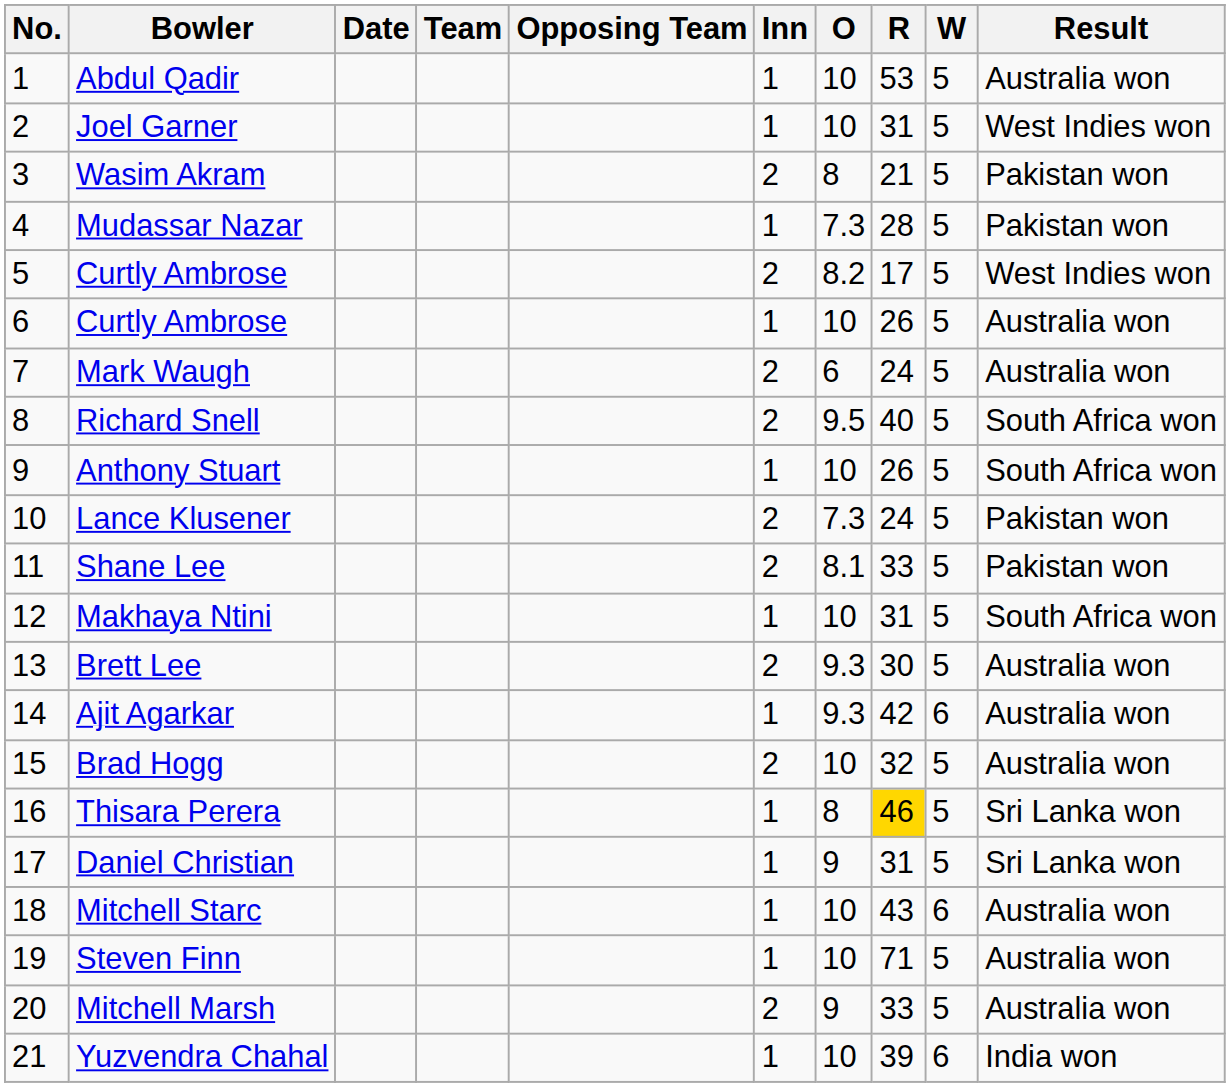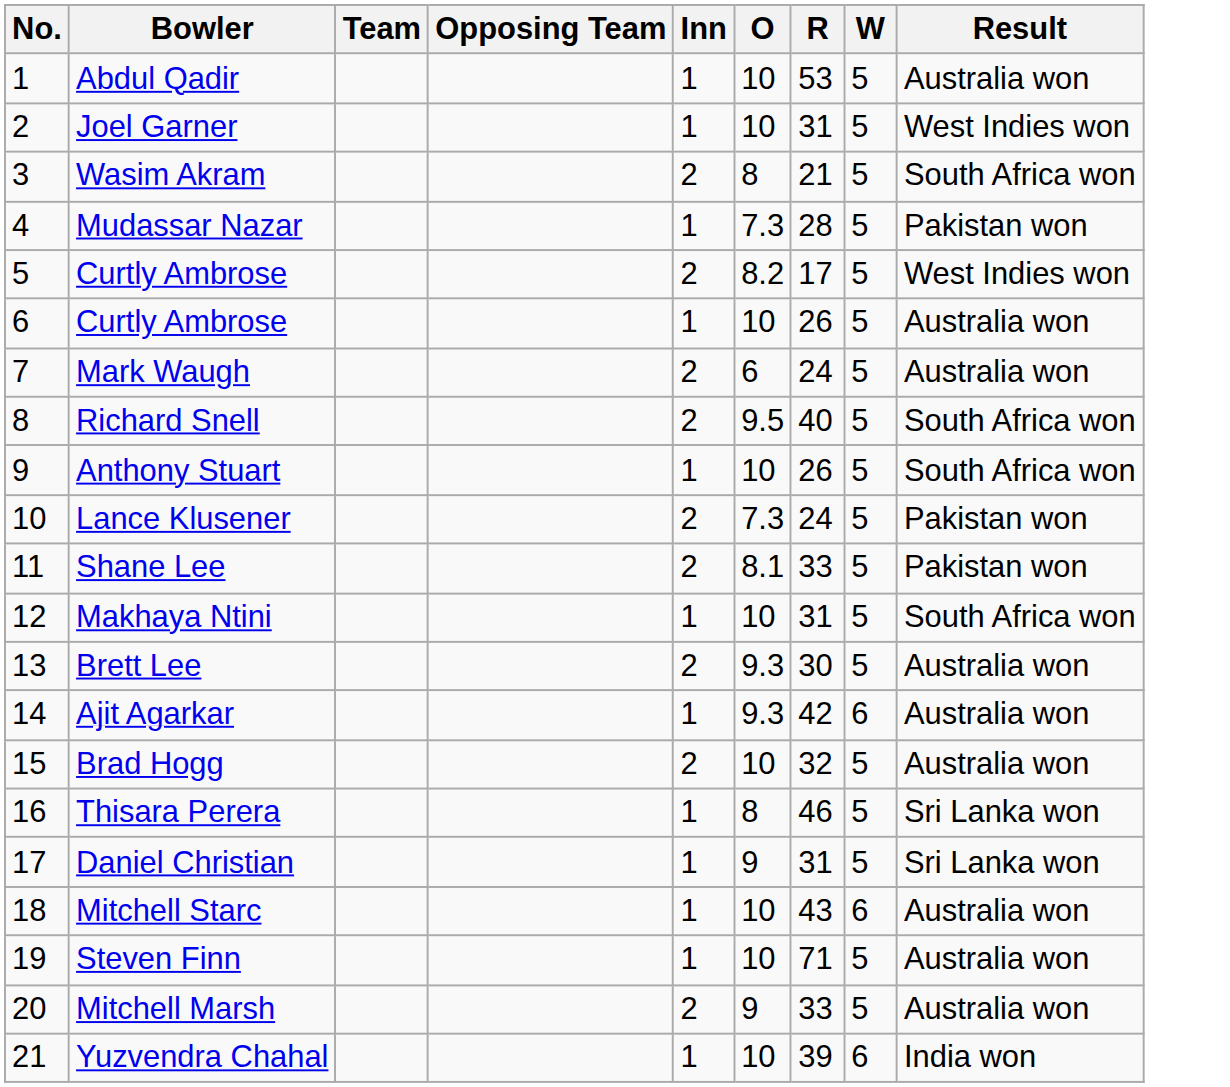- column: (376, 28)
(1077, 175) Pakistan won -> (1020, 175) South Africa won
(897, 812) gold background -> (815, 812) no background
